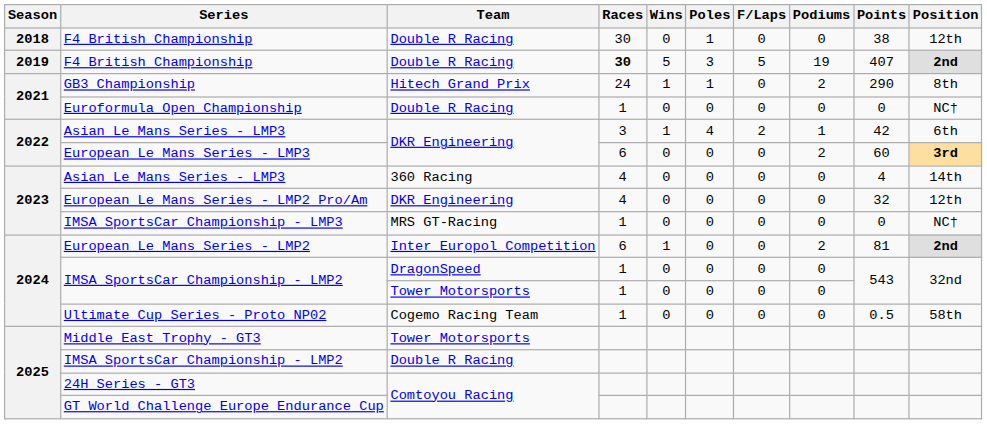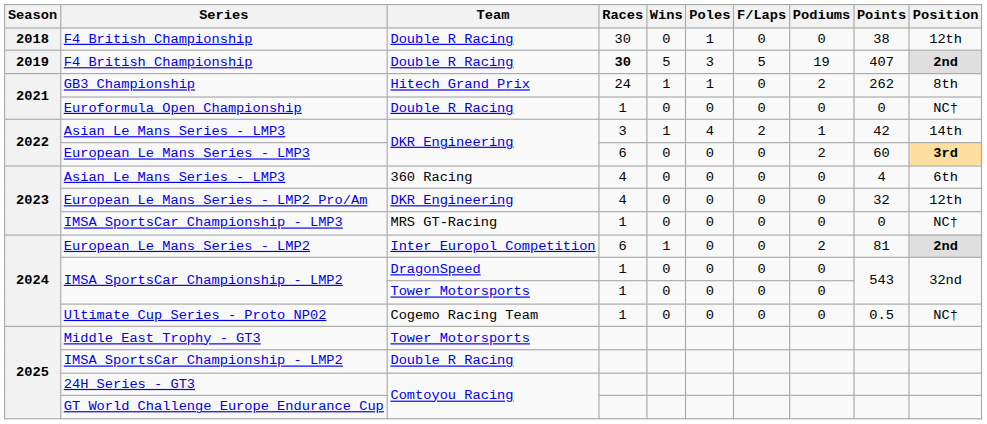(882, 85) 290 -> (882, 85) 262
(946, 131) 6th -> (946, 131) 14th
(946, 177) 14th -> (946, 177) 6th
(946, 315) 58th -> (946, 315) NC†
